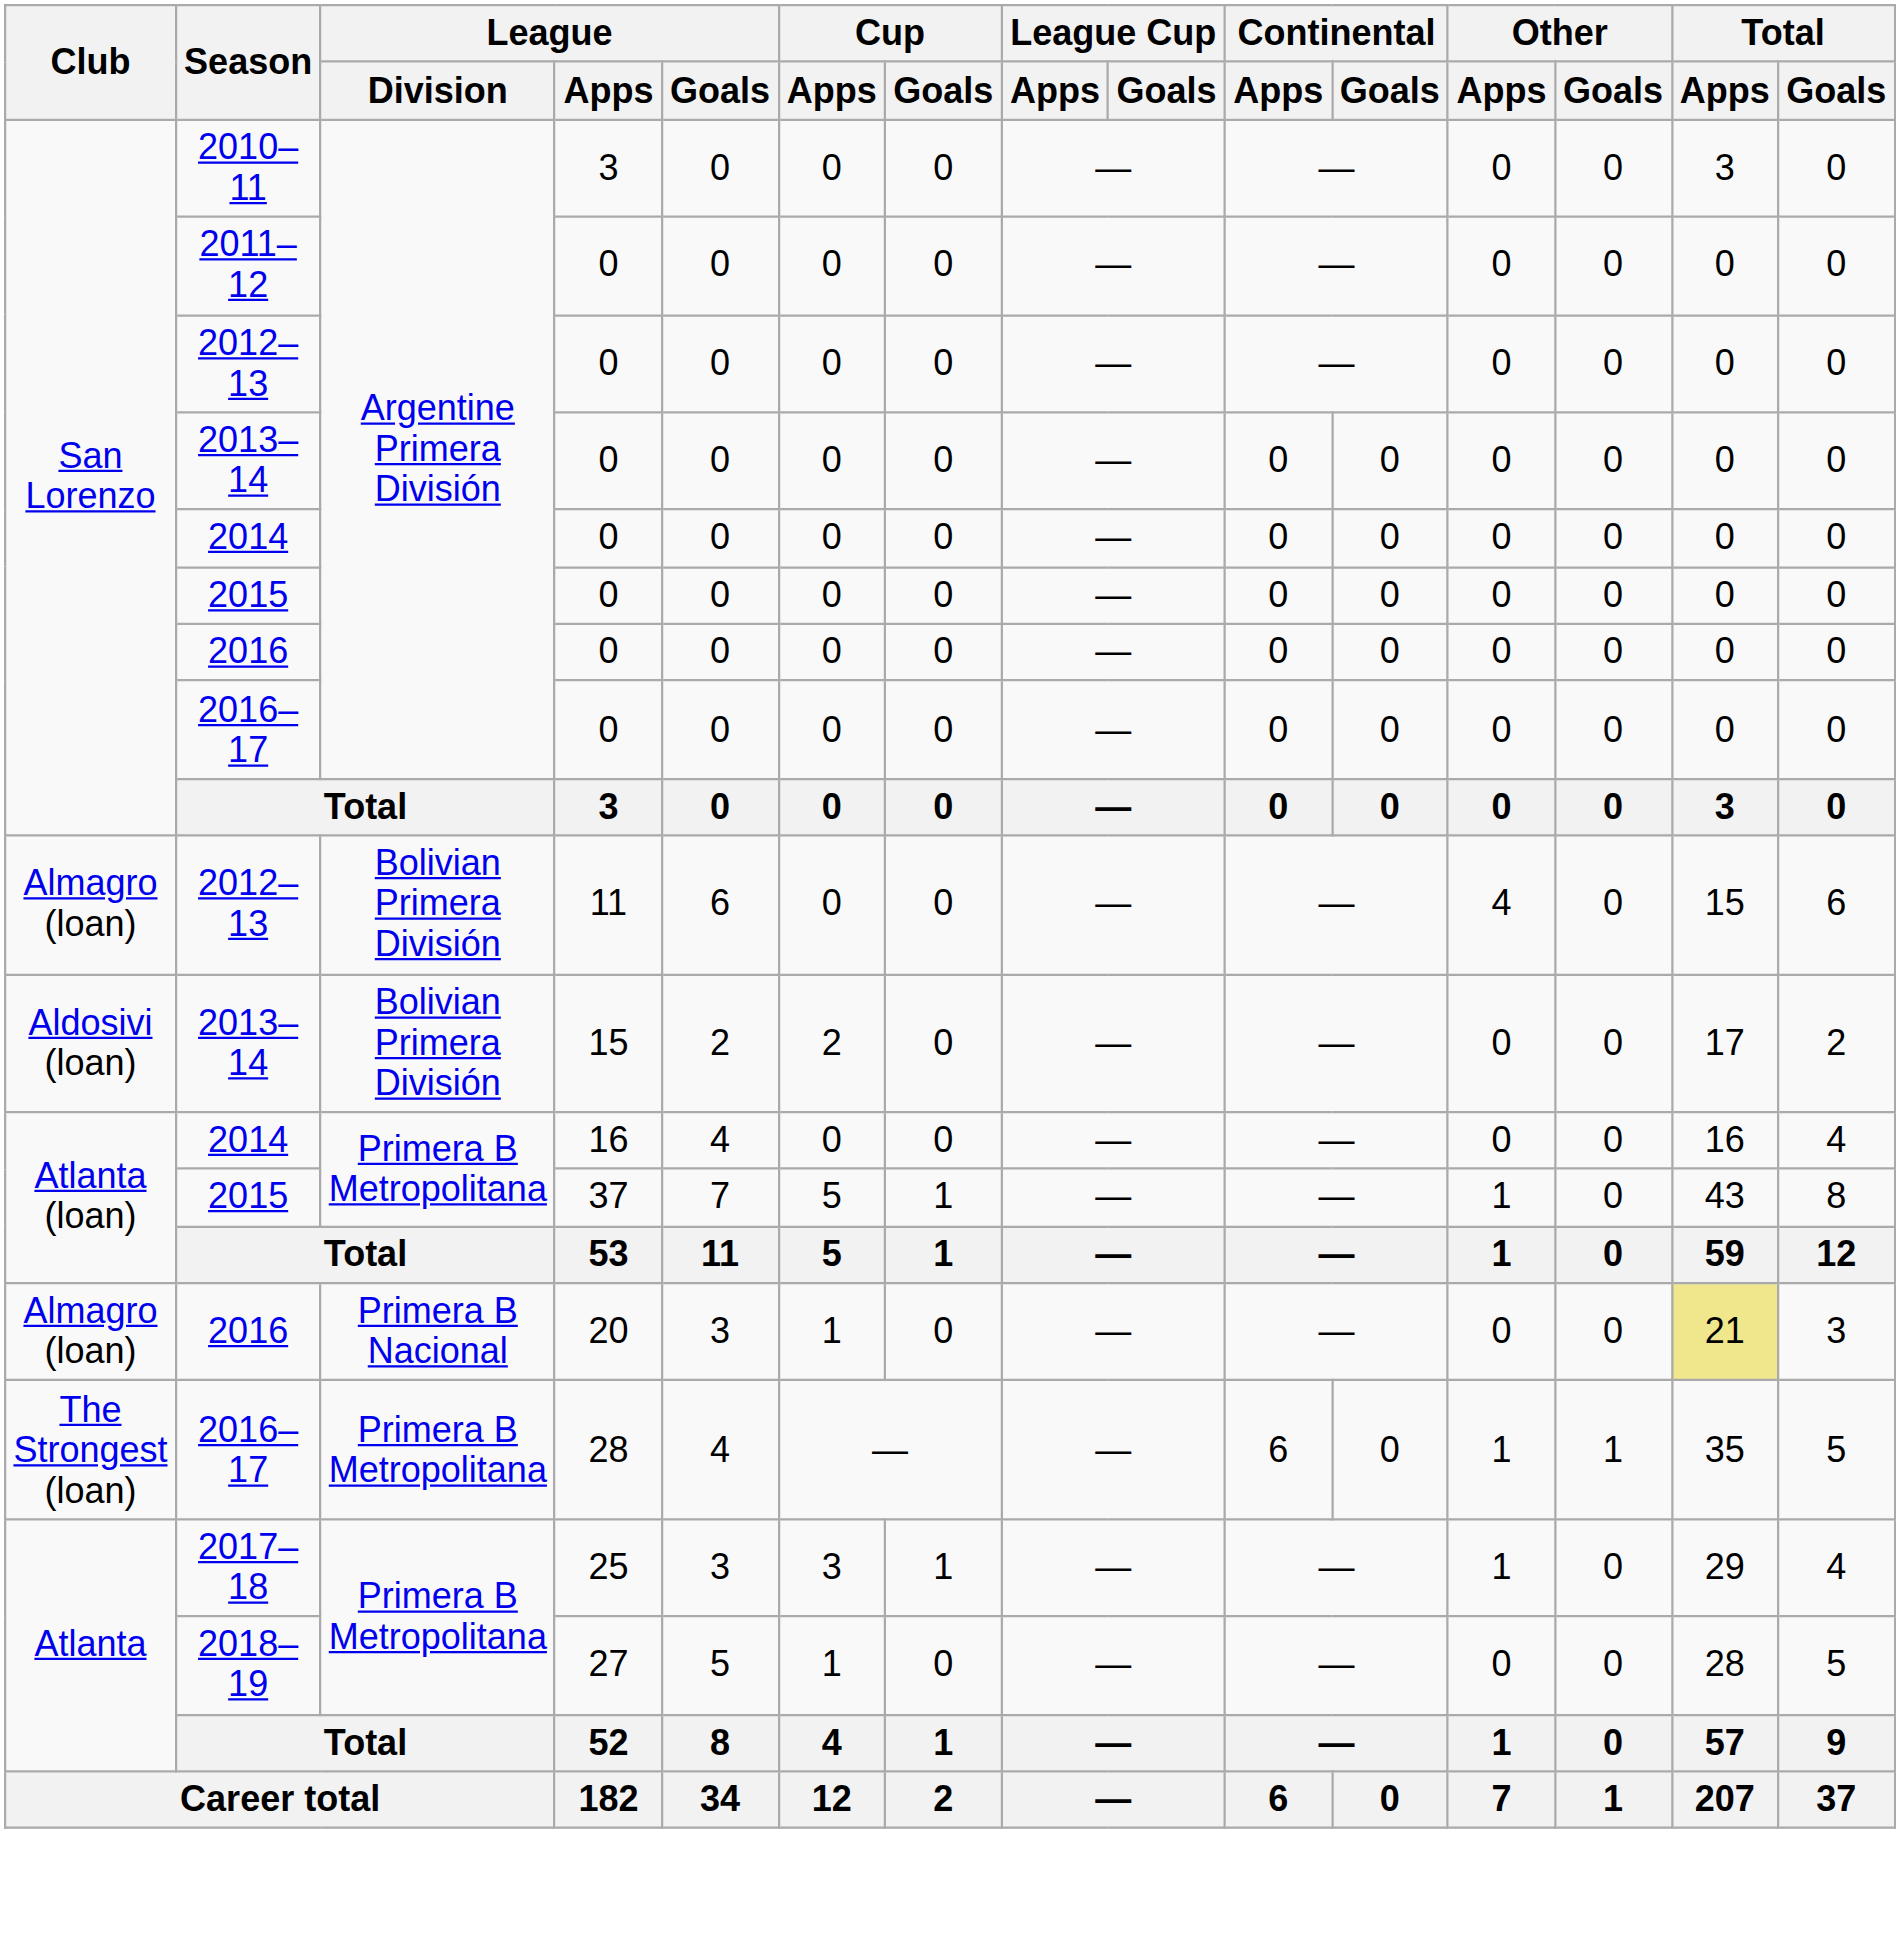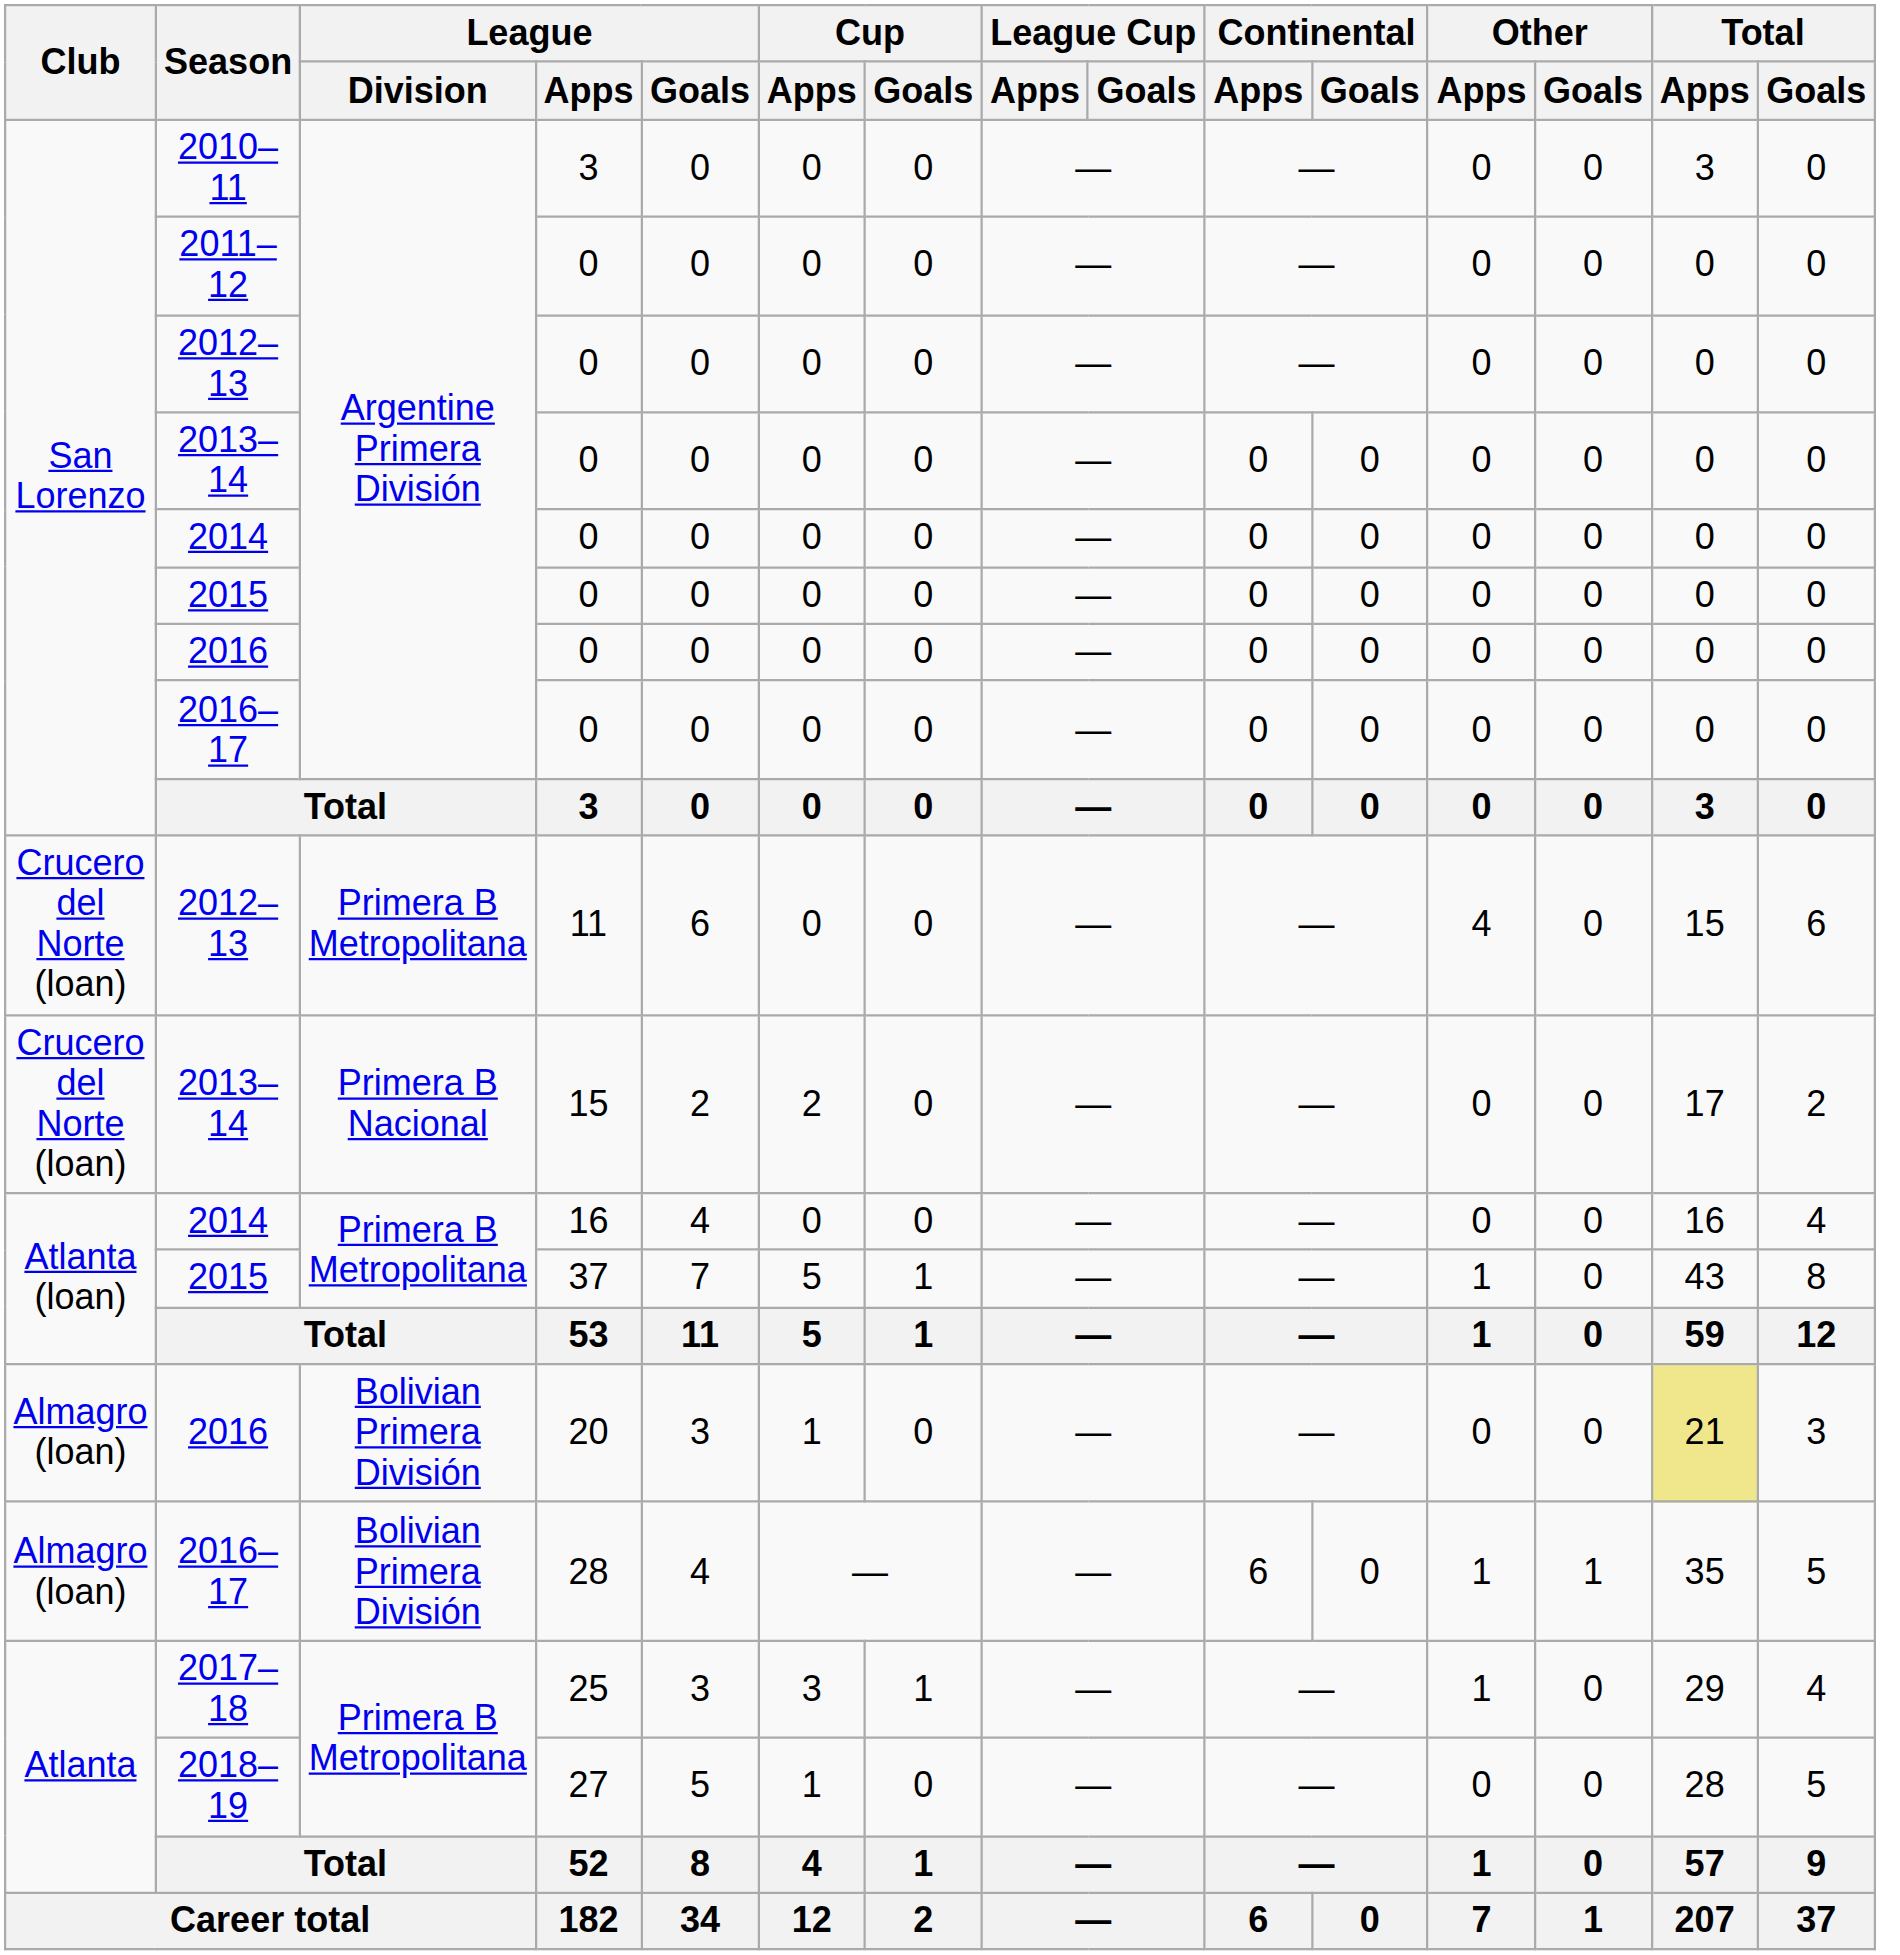(90, 904) Almagro (loan) -> (80, 924) Crucero del Norte (loan)
(438, 904) Bolivian Primera División -> (418, 924) Primera B Metropolitana
(90, 1042) Aldosivi (loan) -> (80, 1102) Crucero del Norte (loan)
(438, 1042) Bolivian Primera División -> (418, 1102) Primera B Nacional
(438, 1331) Primera B Nacional -> (418, 1432) Bolivian Primera División
(90, 1449) The Strongest (loan) -> (80, 1570) Almagro (loan)
(438, 1449) Primera B Metropolitana -> (418, 1570) Bolivian Primera División
